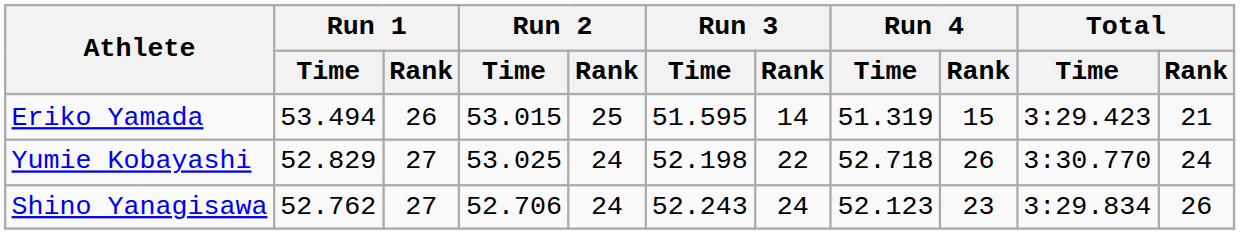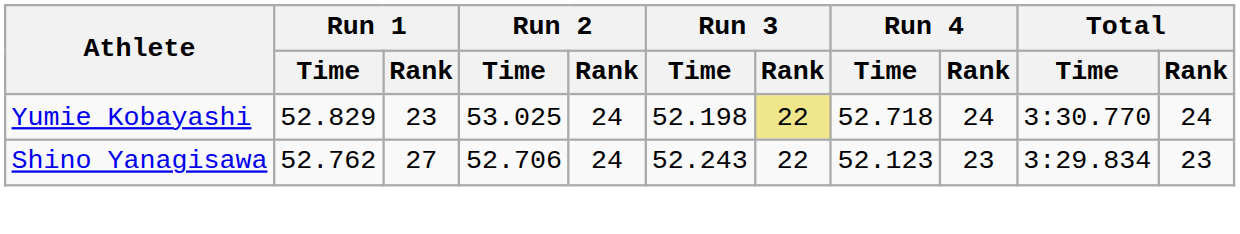- row: (108, 117)
(421, 162) 27 -> (421, 117) 23
(793, 162) no background -> (793, 117) khaki background
(978, 162) 26 -> (978, 117) 24
(793, 207) 24 -> (793, 162) 22
(1196, 207) 26 -> (1196, 162) 23
